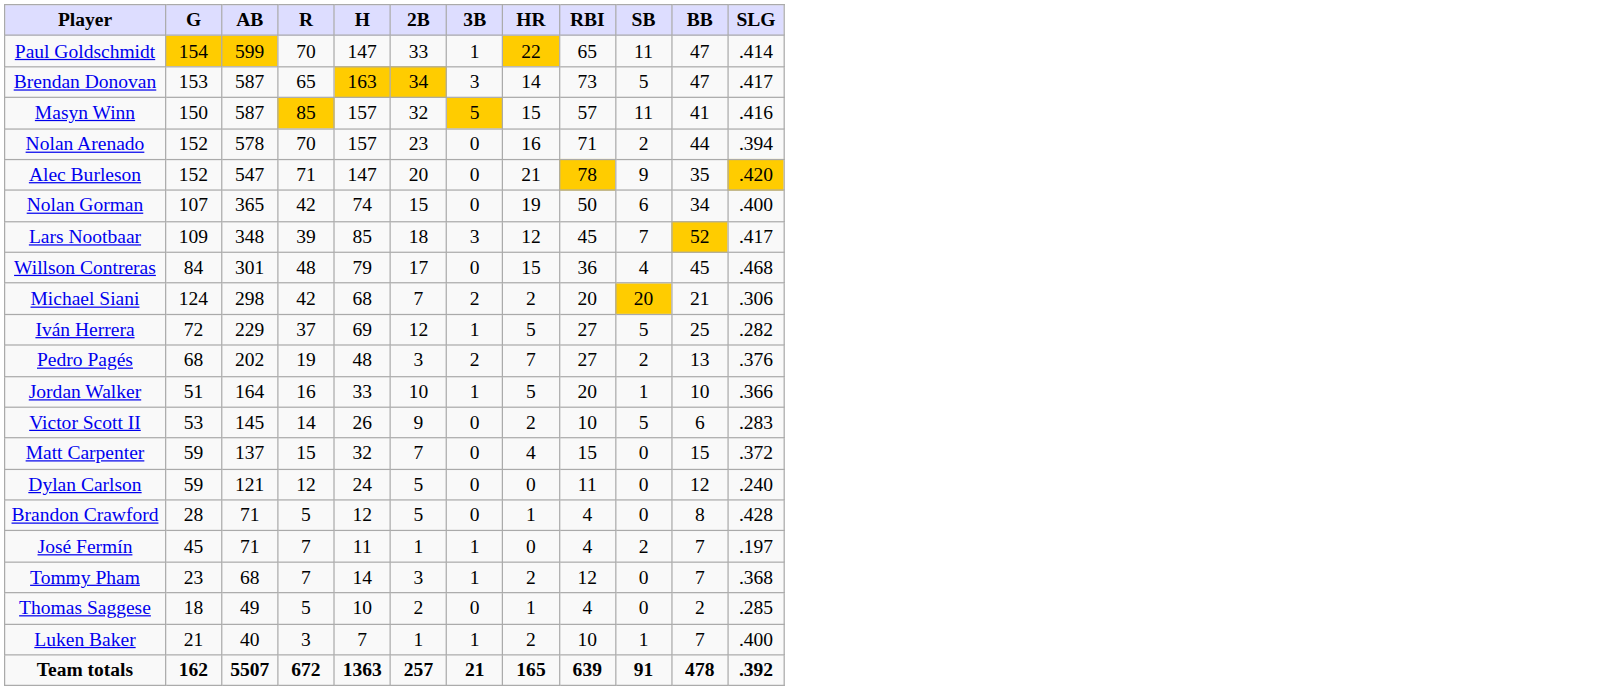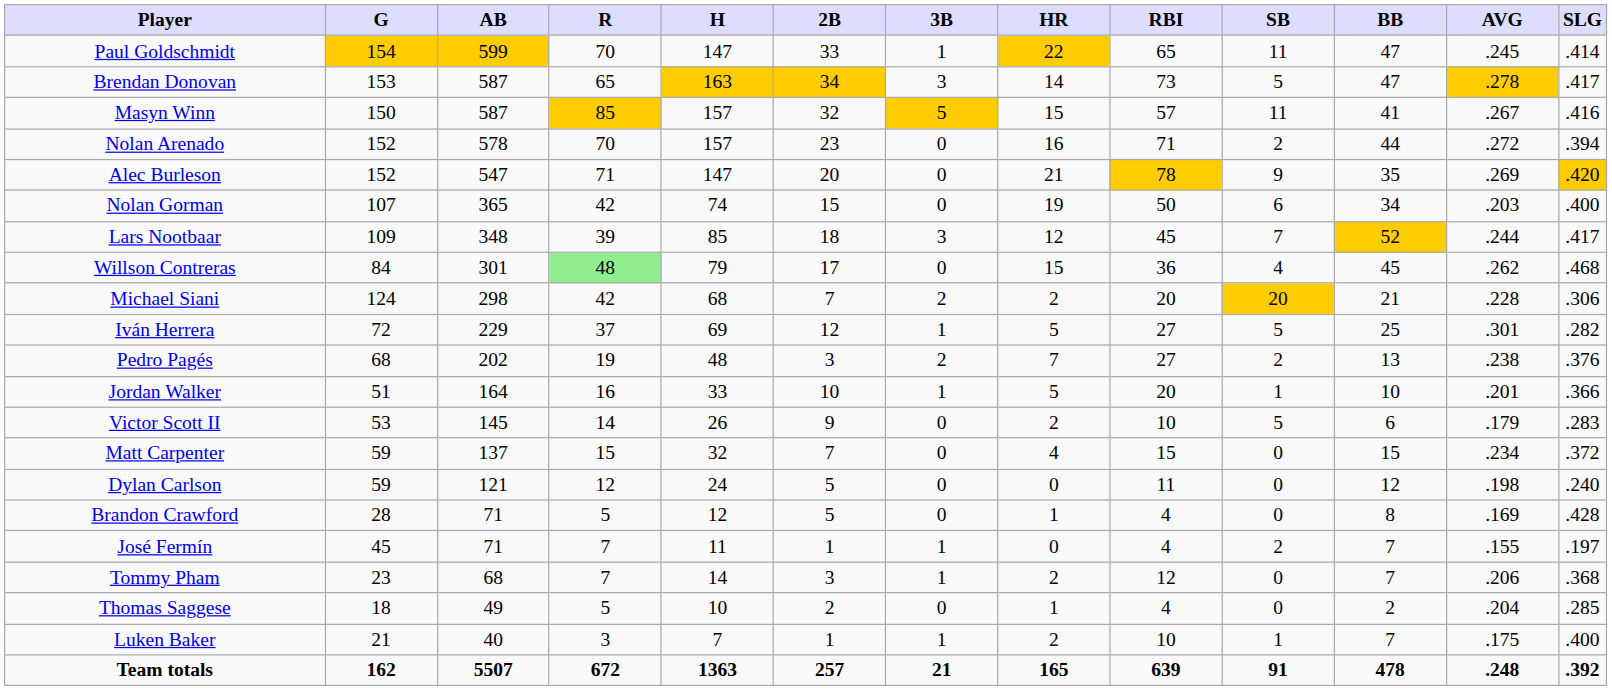+ column: (1502, 19)
(306, 267) no background -> (605, 267) lightgreen background
